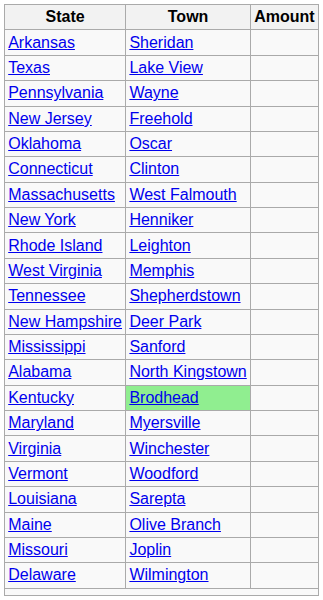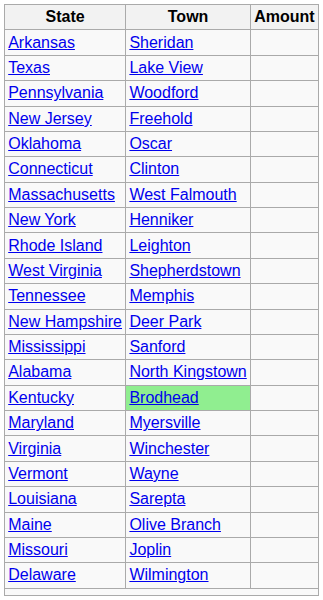(154, 93) Wayne -> (164, 93) Woodford
(162, 270) Memphis -> (185, 270) Shepherdstown
(185, 296) Shepherdstown -> (162, 296) Memphis
(164, 473) Woodford -> (154, 473) Wayne
